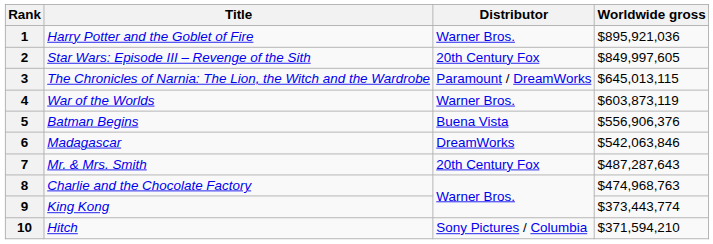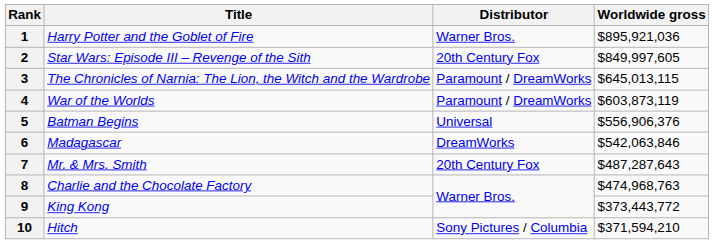(476, 100) Warner Bros. -> (514, 100) Paramount / DreamWorks
(472, 121) Buena Vista -> (464, 121) Universal
(639, 206) $373,443,774 -> (639, 206) $373,443,772
